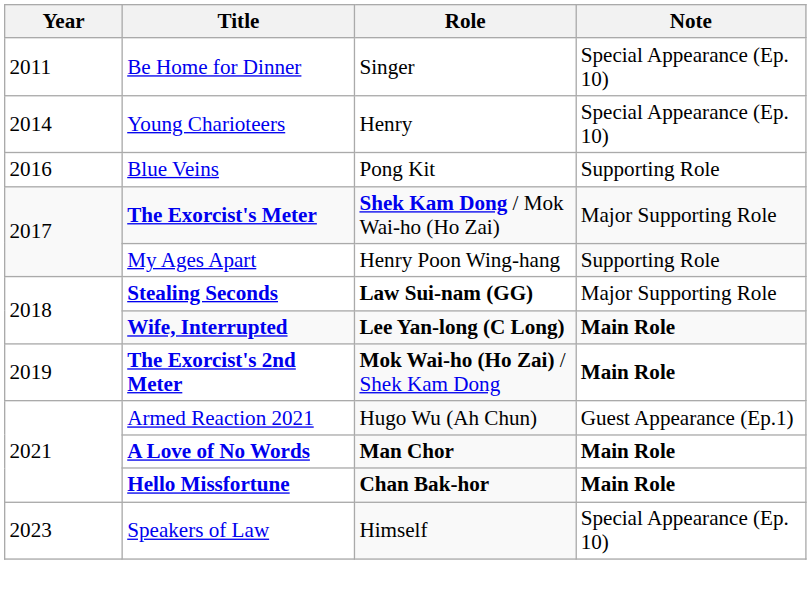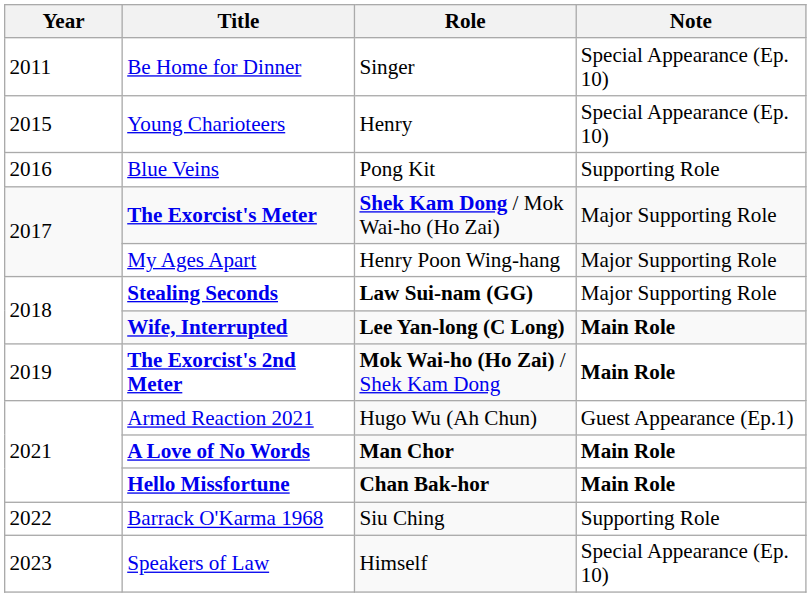(31, 123) 2014 -> (31, 123) 2015
(650, 260) Supporting Role -> (679, 260) Major Supporting Role
+ row: (225, 518)
